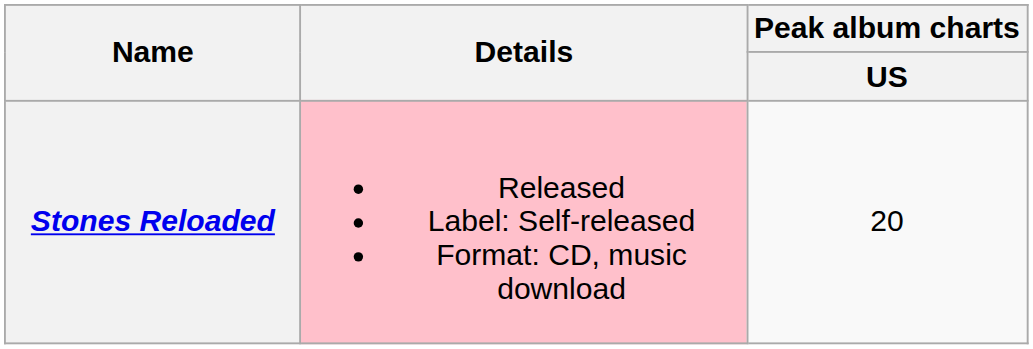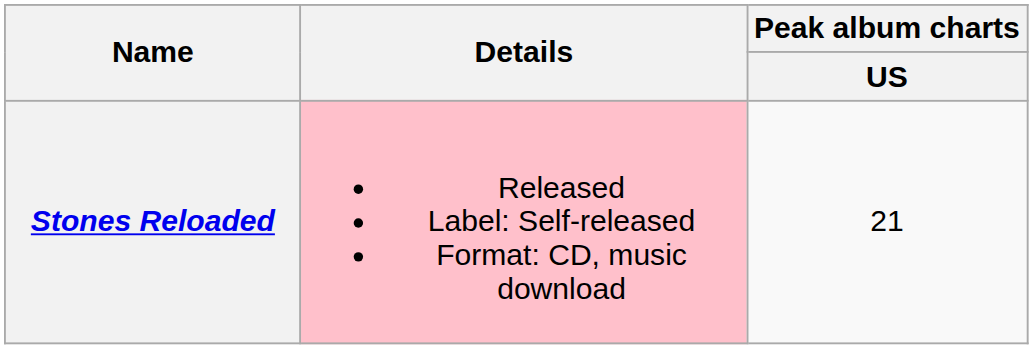(887, 221) 20 -> (887, 221) 21
